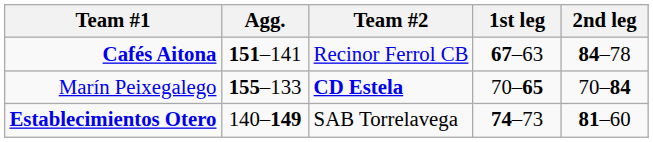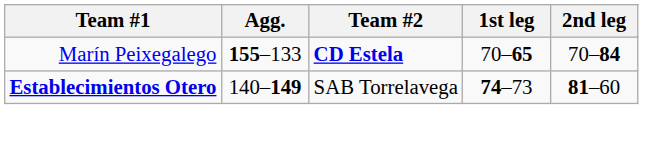- row: (160, 53)
